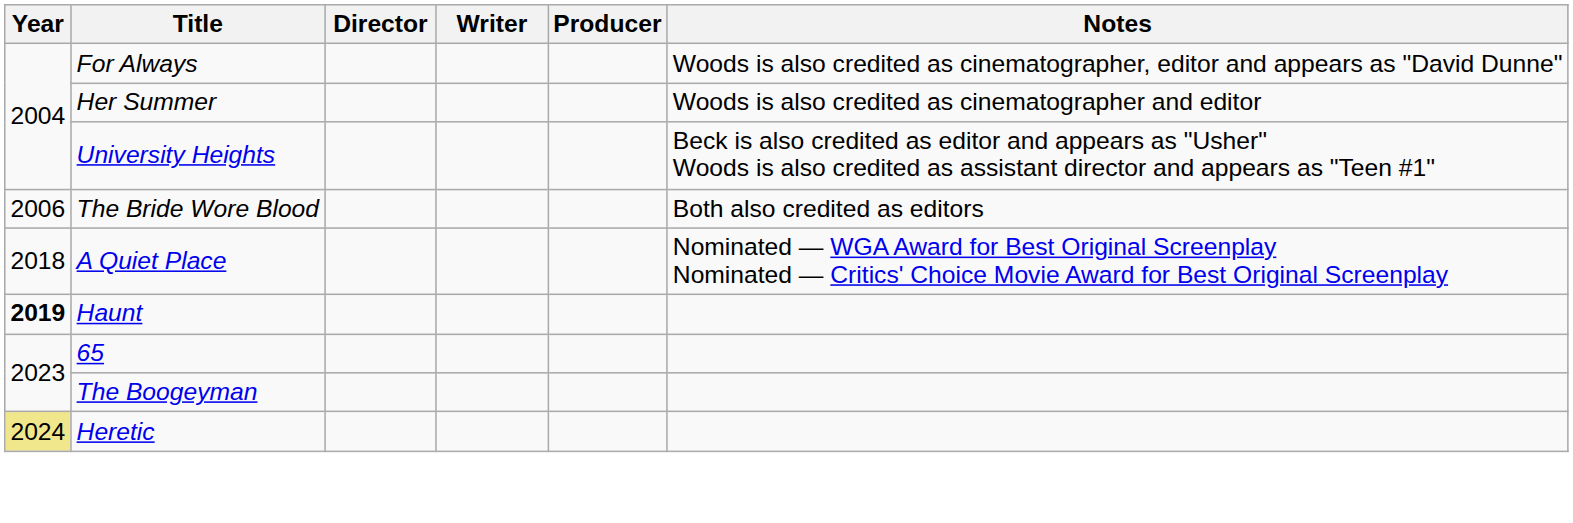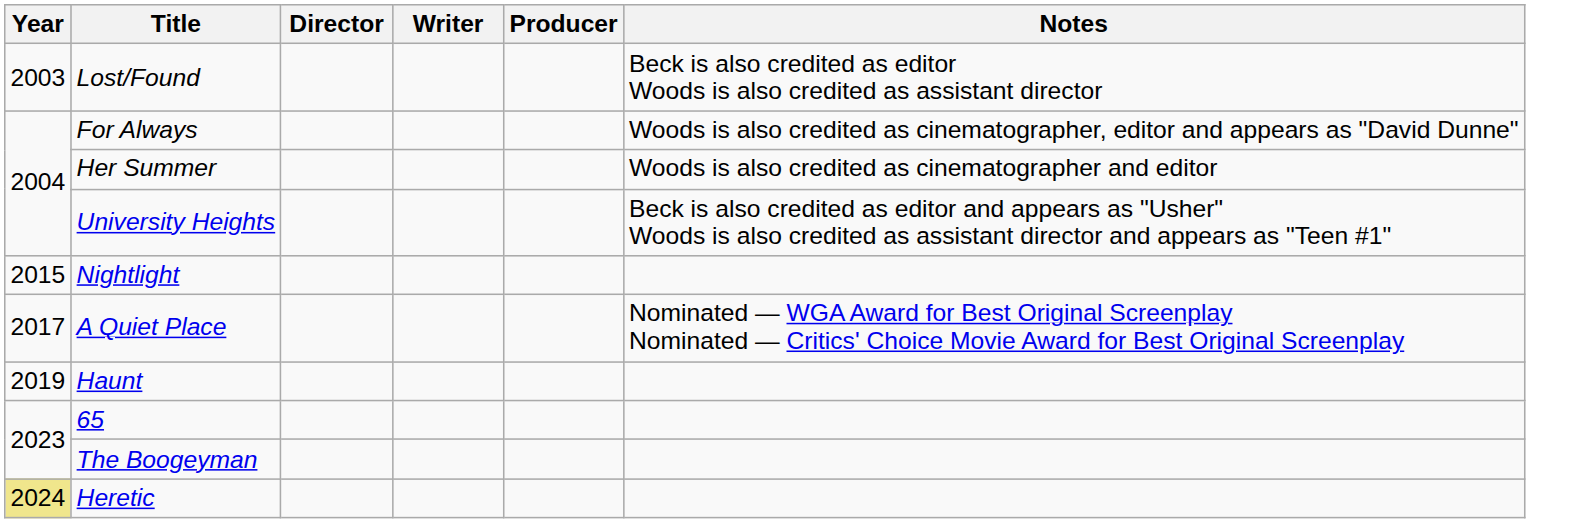+ row: (138, 76)
- row: (198, 208)
+ row: (128, 274)
(38, 261) 2018 -> (38, 327) 2017
(38, 313) bold -> (38, 380) normal
